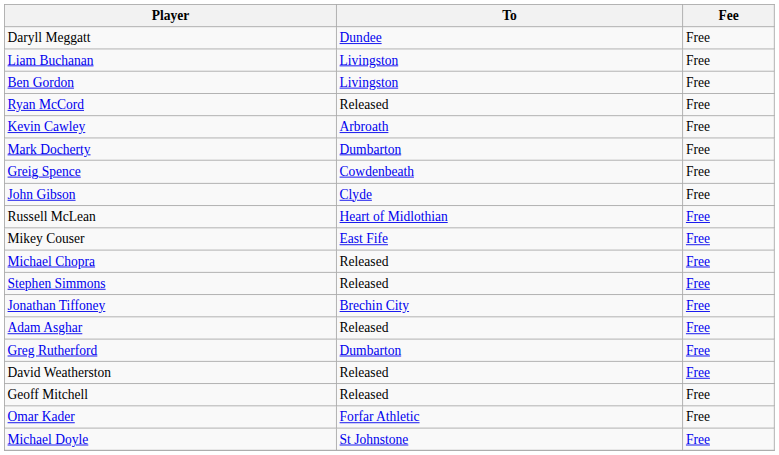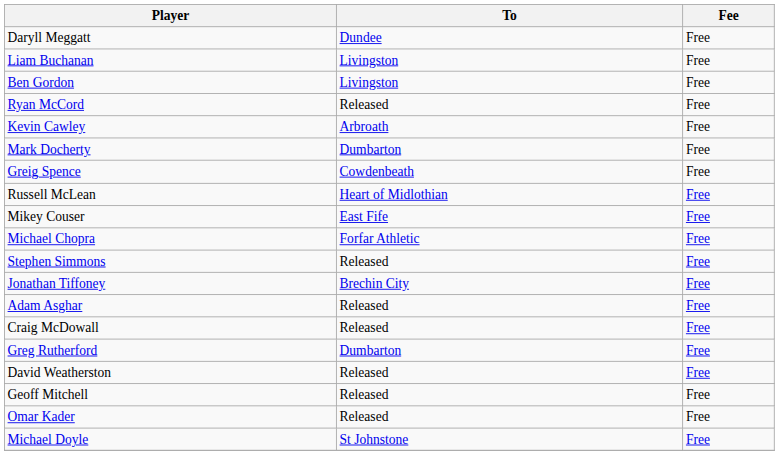- row: (42, 194)
(364, 261) Released -> (380, 238) Forfar Athletic
+ row: (53, 328)
(380, 417) Forfar Athletic -> (364, 417) Released
